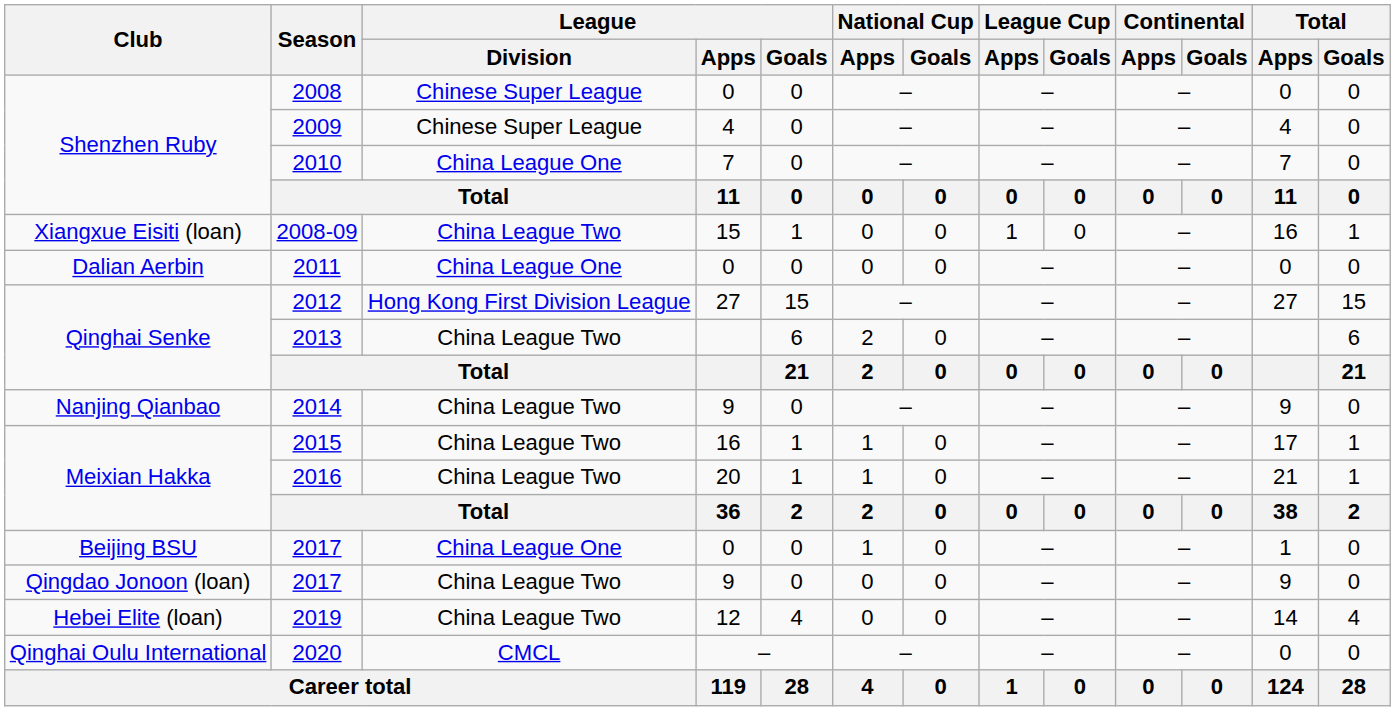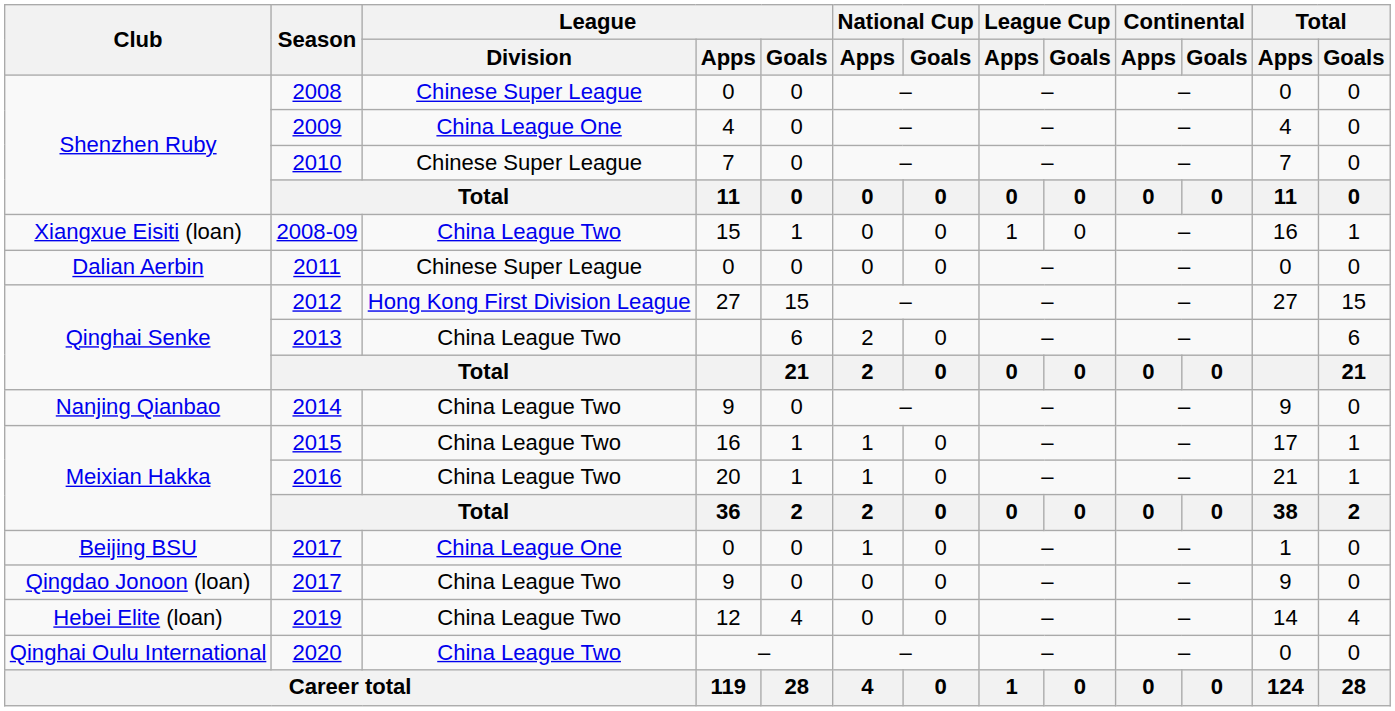(529, 127) Chinese Super League -> (529, 127) China League One
(529, 162) China League One -> (529, 162) Chinese Super League
(529, 267) China League One -> (529, 267) Chinese Super League
(529, 652) CMCL -> (529, 652) China League Two
